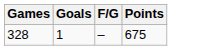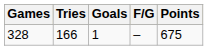+ column: (71, 14)
